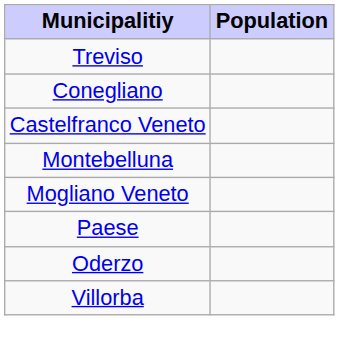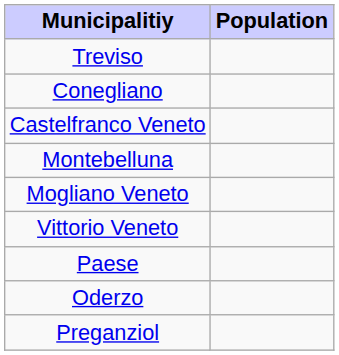+ row: (108, 228)
- row: (108, 297)
+ row: (108, 332)
